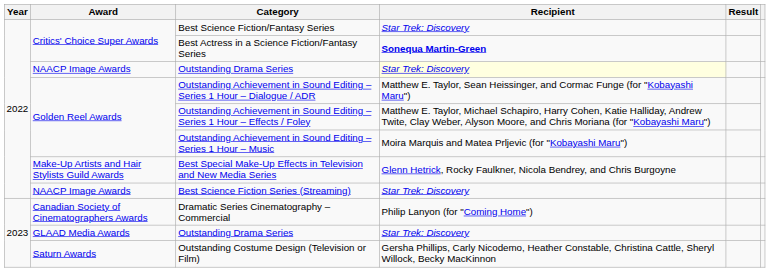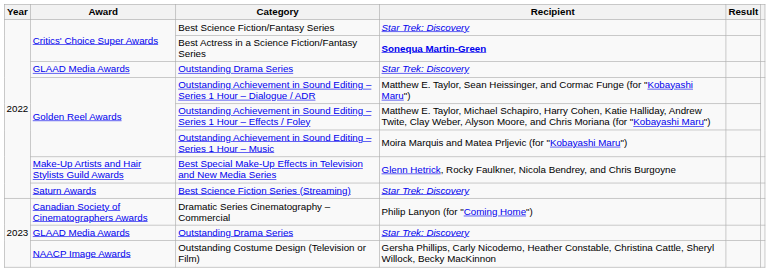(82, 69) NAACP Image Awards -> (81, 69) GLAAD Media Awards
(425, 69) lightyellow background -> (425, 69) no background
(82, 190) NAACP Image Awards -> (64, 190) Saturn Awards
(64, 253) Saturn Awards -> (82, 253) NAACP Image Awards
